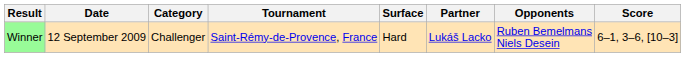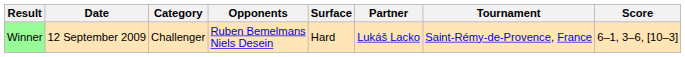columns swapped: (294, 13) <-> (544, 13)
